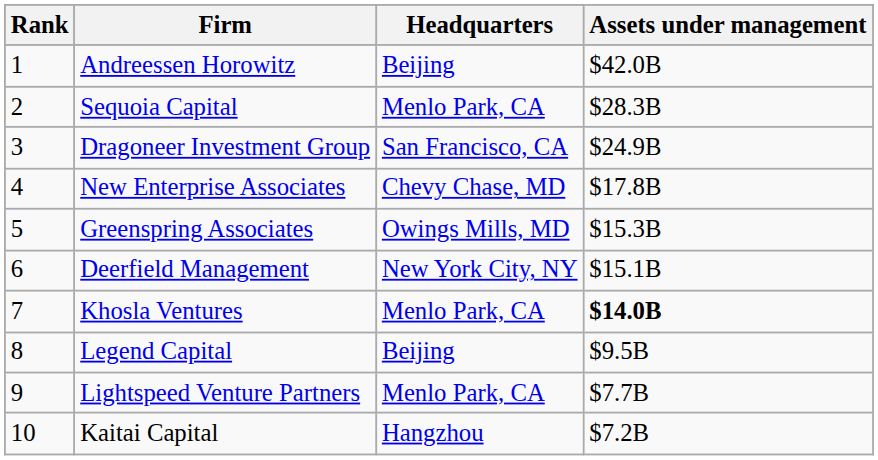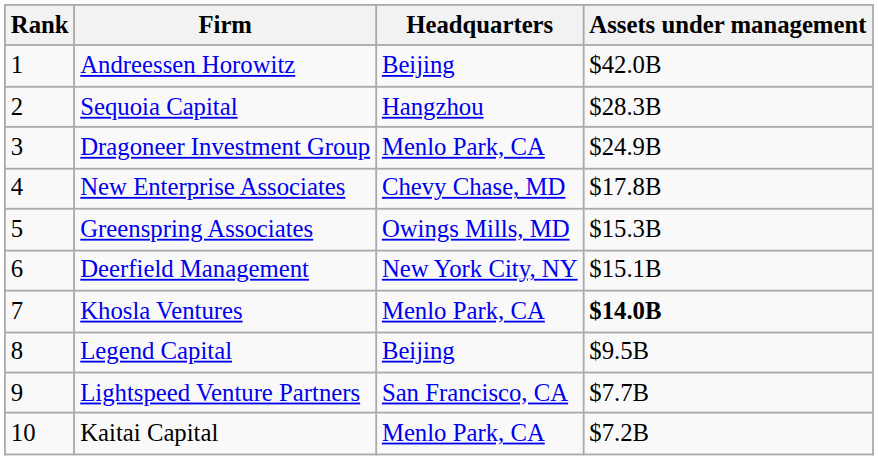(463, 106) Menlo Park, CA -> (433, 106) Hangzhou
(475, 147) San Francisco, CA -> (463, 147) Menlo Park, CA
(463, 392) Menlo Park, CA -> (475, 392) San Francisco, CA
(433, 432) Hangzhou -> (463, 432) Menlo Park, CA
